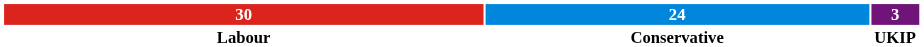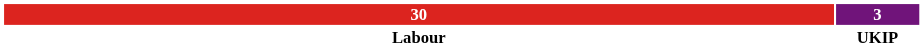- column: (677, 14)
